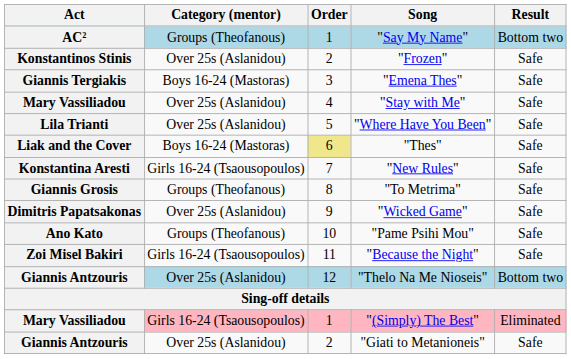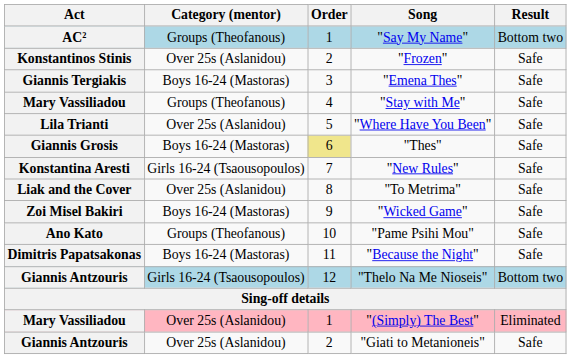(226, 102) Over 25s (Aslanidou) -> (226, 102) Groups (Theofanous)
(74, 146) Liak and the Cover -> (74, 146) Giannis Grosis
(74, 189) Giannis Grosis -> (74, 189) Liak and the Cover
(226, 189) Groups (Theofanous) -> (226, 189) Over 25s (Aslanidou)
(74, 211) Dimitris Papatsakonas -> (74, 211) Zoi Misel Bakiri
(226, 211) Over 25s (Aslanidou) -> (226, 211) Boys 16-24 (Mastoras)
(74, 255) Zoi Misel Bakiri -> (74, 255) Dimitris Papatsakonas
(226, 255) Girls 16-24 (Tsaousopoulos) -> (226, 255) Boys 16-24 (Mastoras)
(226, 277) Over 25s (Aslanidou) -> (226, 277) Girls 16-24 (Tsaousopoulos)
(226, 320) Girls 16-24 (Tsaousopoulos) -> (226, 320) Over 25s (Aslanidou)
